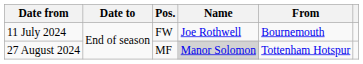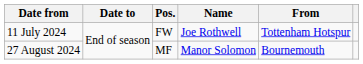(293, 31) Bournemouth -> (306, 31) Tottenham Hotspur
(218, 50) lightgrey background -> (218, 50) no background
(306, 50) Tottenham Hotspur -> (293, 50) Bournemouth
